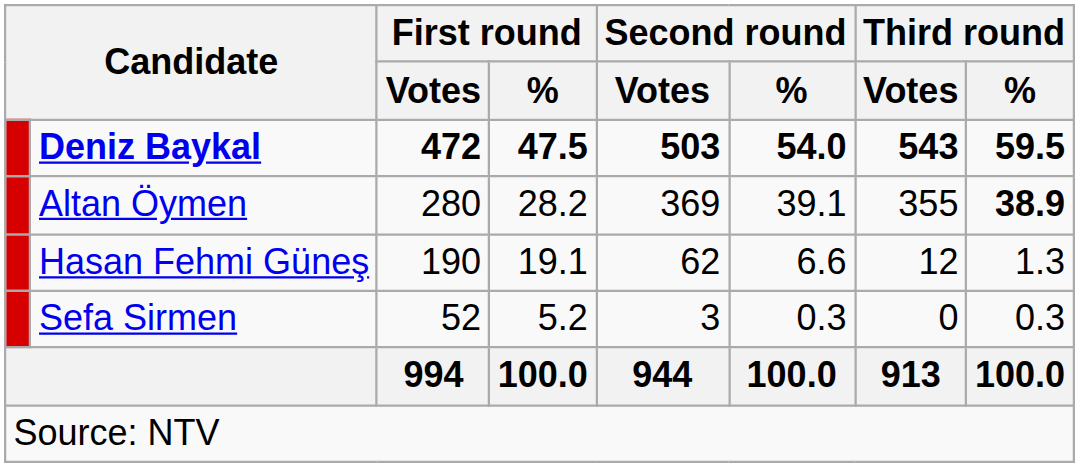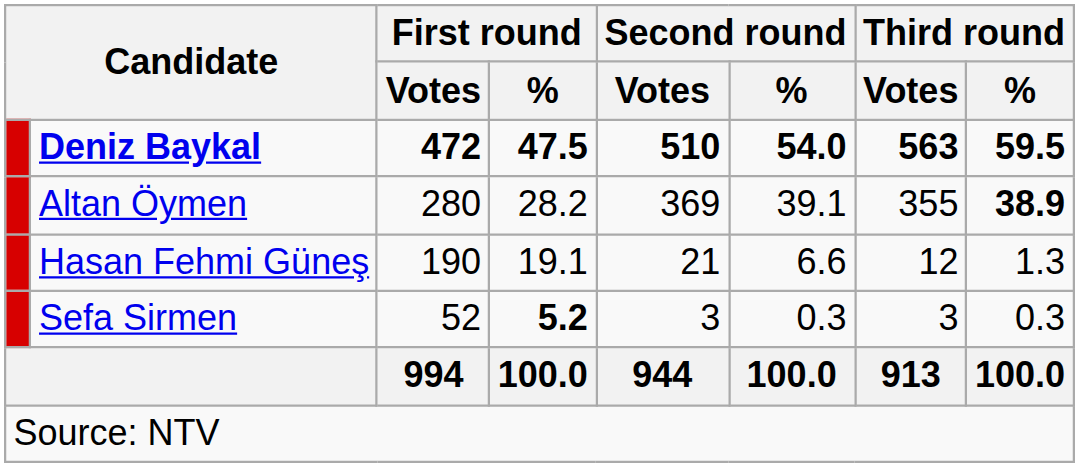(690, 147) 503 -> (690, 147) 510
(928, 147) 543 -> (928, 147) 563
(700, 261) 62 -> (700, 261) 21
(563, 318) normal -> (563, 318) bold
(948, 318) 0 -> (948, 318) 3
